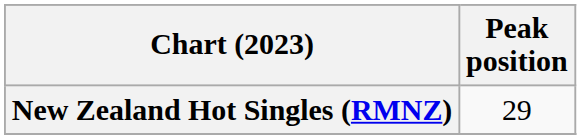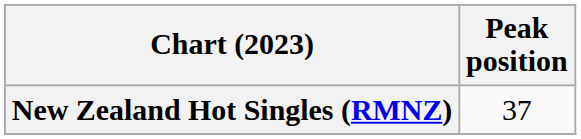(517, 109) 29 -> (517, 109) 37
